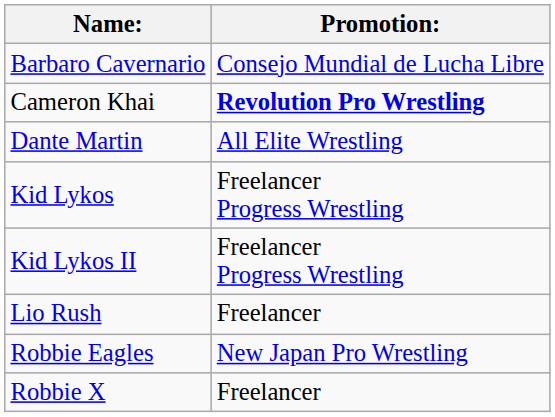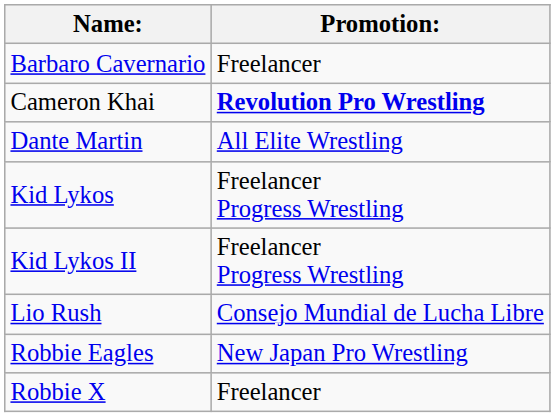(380, 63) Consejo Mundial de Lucha Libre -> (269, 63) Freelancer
(269, 313) Freelancer -> (380, 313) Consejo Mundial de Lucha Libre
